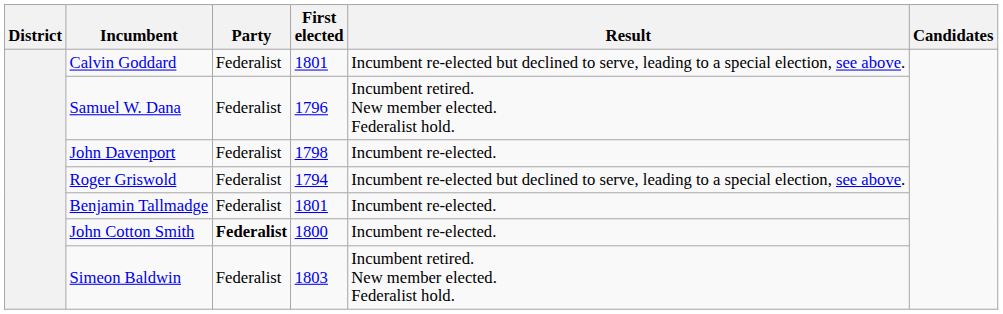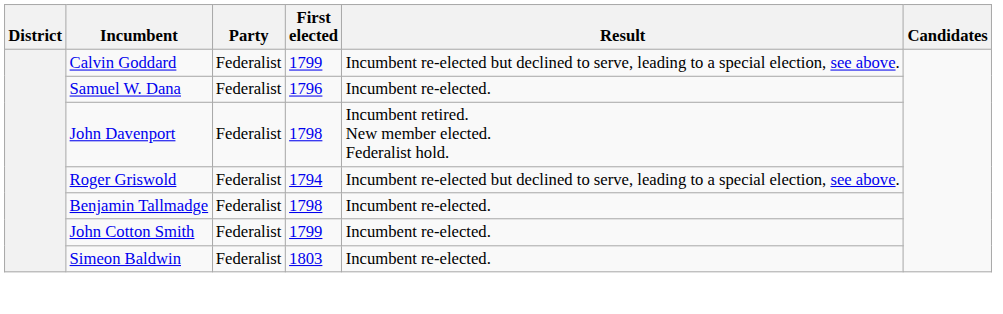(311, 62) 1801 -> (306, 62) 1799
(424, 107) Incumbent retired. New member elected. Federalist hold. -> (418, 89) Incumbent re-elected.
(424, 153) Incumbent re-elected. -> (419, 134) Incumbent retired. New member elected. Federalist hold.
(311, 205) 1801 -> (306, 205) 1798
(251, 232) bold -> (249, 232) normal
(311, 232) 1800 -> (306, 232) 1799
(424, 277) Incumbent retired. New member elected. Federalist hold. -> (418, 258) Incumbent re-elected.
